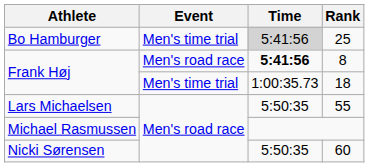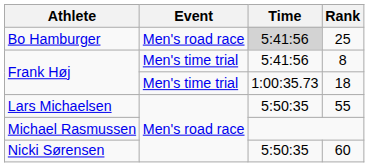(190, 39) Men's time trial -> (194, 39) Men's road race
(194, 61) Men's road race -> (190, 61) Men's time trial
(285, 61) bold -> (285, 61) normal
